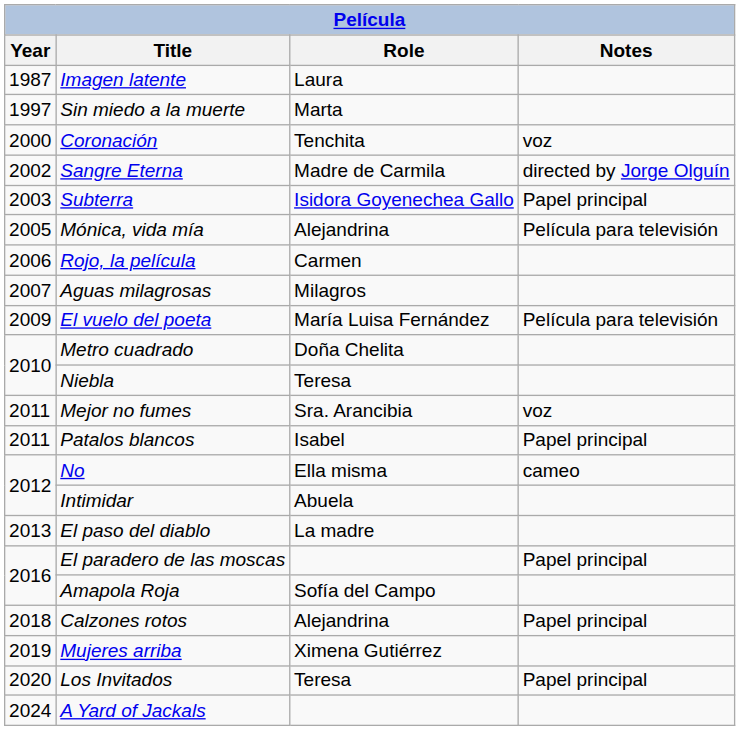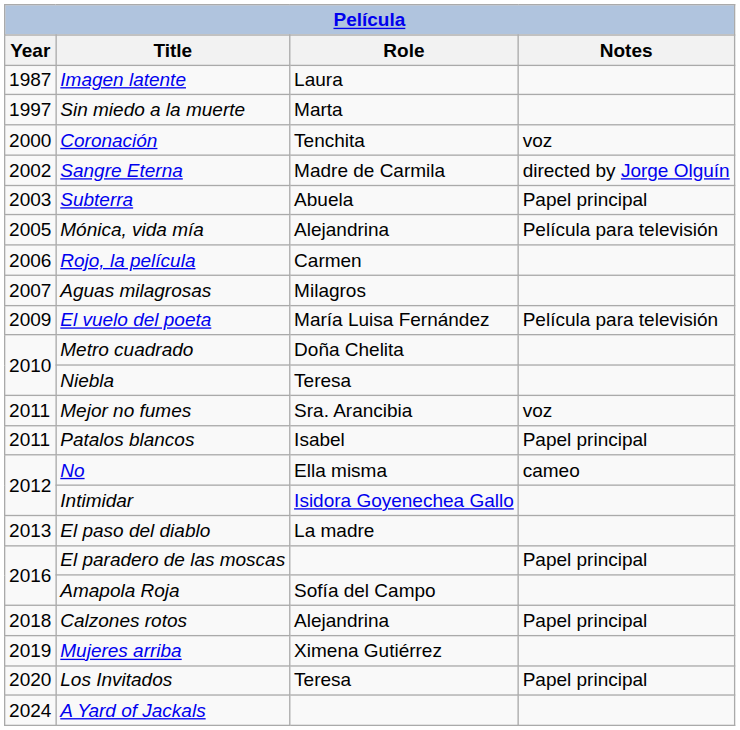(404, 200) Isidora Goyenechea Gallo -> (324, 200) Abuela
(324, 501) Abuela -> (404, 501) Isidora Goyenechea Gallo
